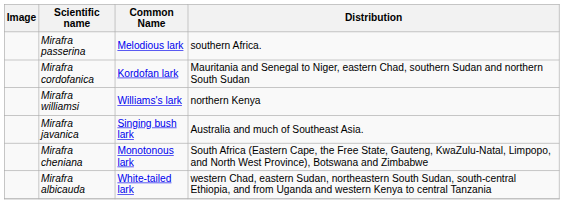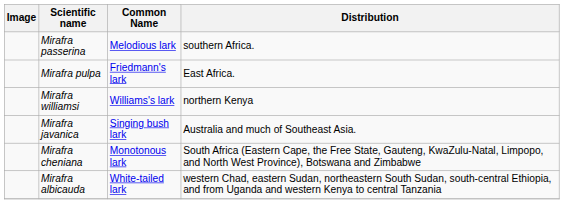+ row: (71, 73)
- row: (67, 73)
